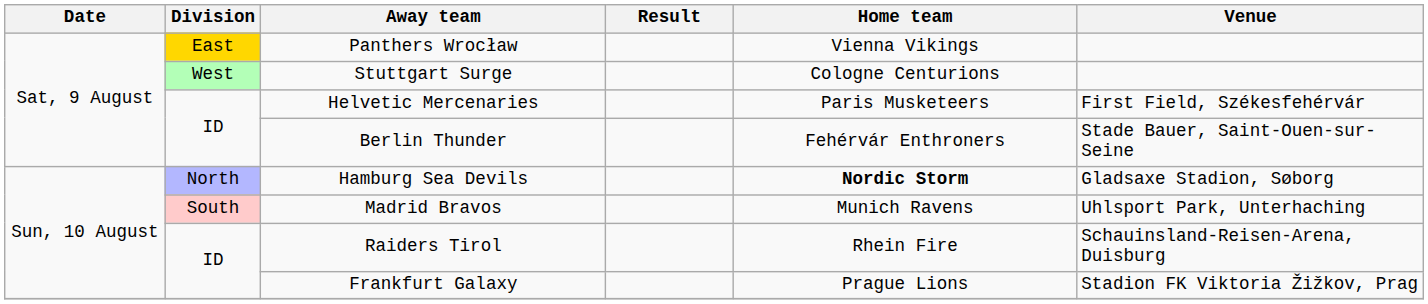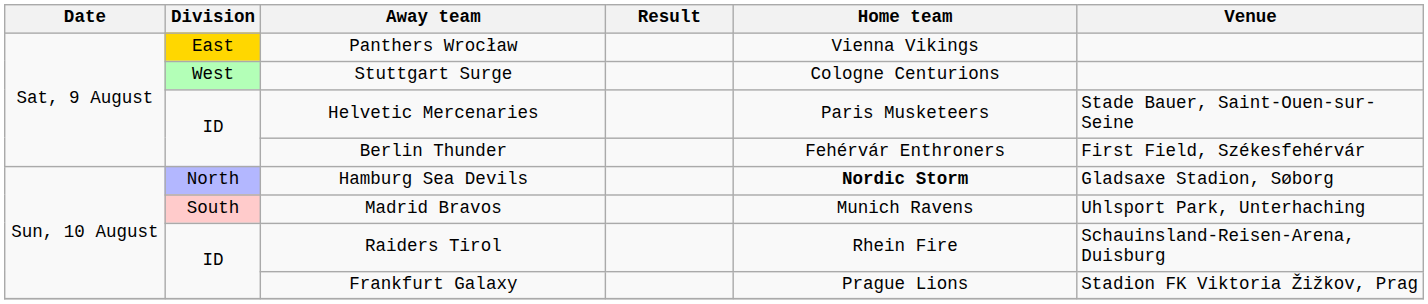(1223, 104) First Field, Székesfehérvár -> (1229, 114) Stade Bauer, Saint-Ouen-sur-Seine
(1229, 142) Stade Bauer, Saint-Ouen-sur-Seine -> (1223, 152) First Field, Székesfehérvár
